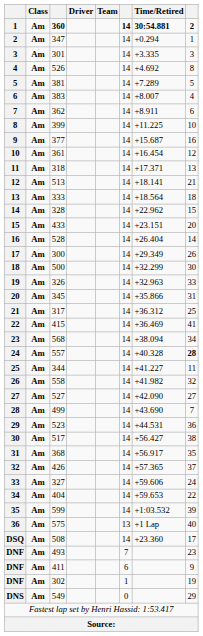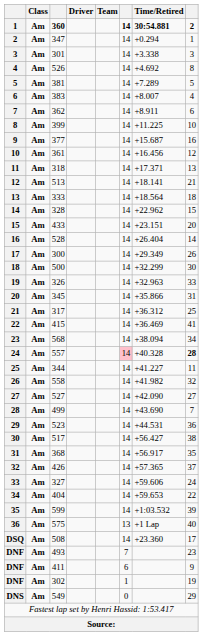(147, 54) +3.335 -> (147, 54) +3.338
(149, 154) +16.454 -> (149, 154) +16.456
(126, 354) no background -> (126, 354) pink background
